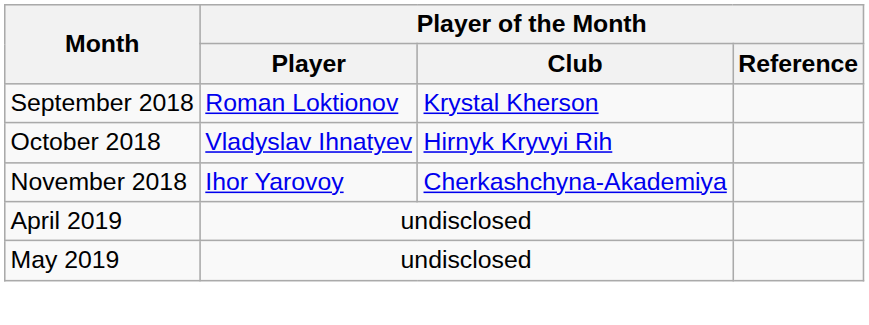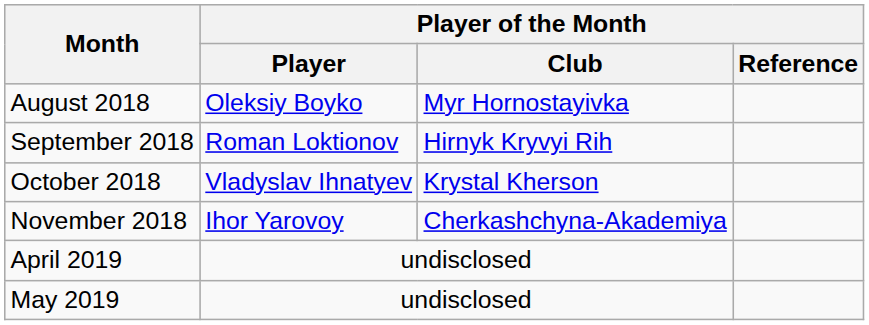+ row: (80, 102)
(511, 102) Krystal Kherson -> (518, 142) Hirnyk Kryvyi Rih
(518, 142) Hirnyk Kryvyi Rih -> (511, 181) Krystal Kherson
